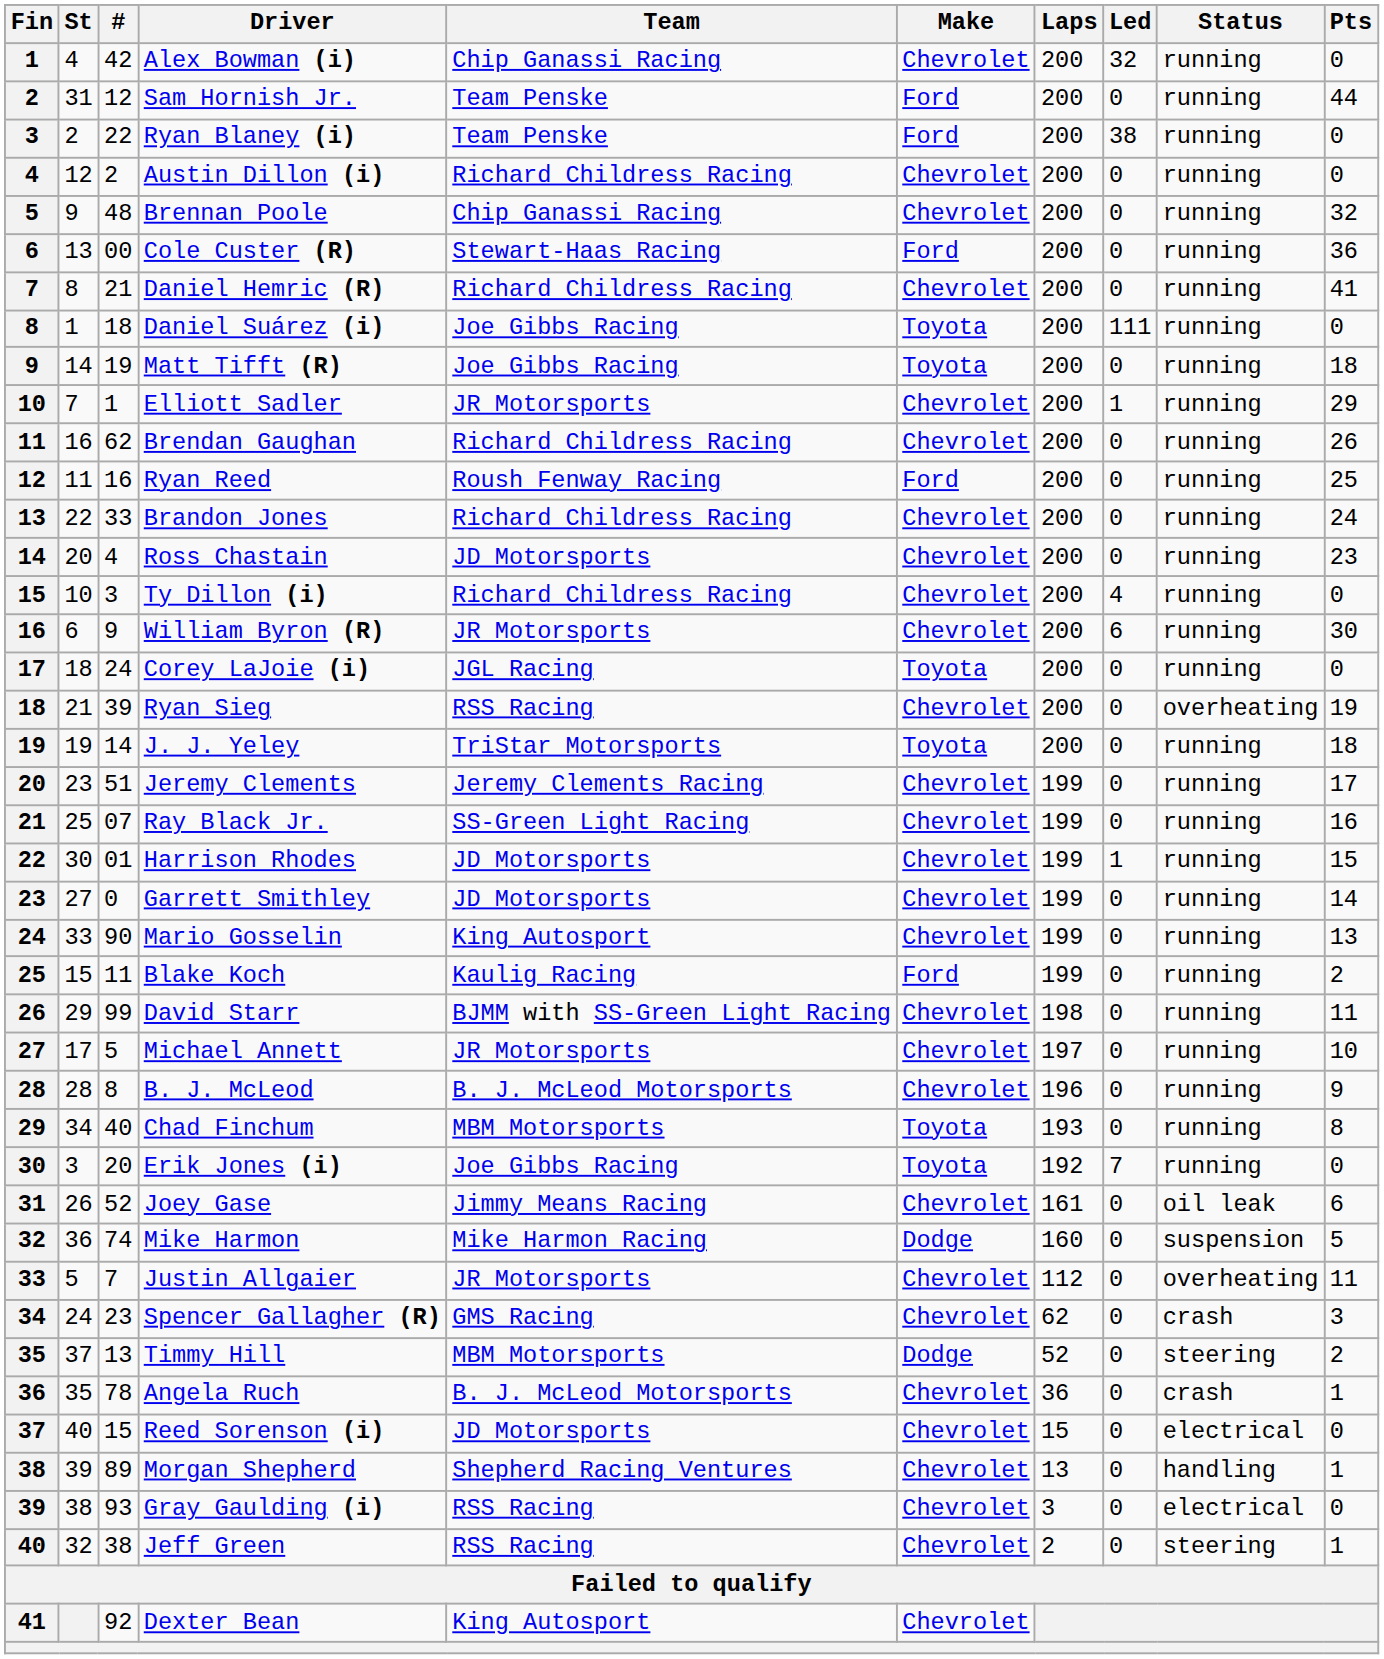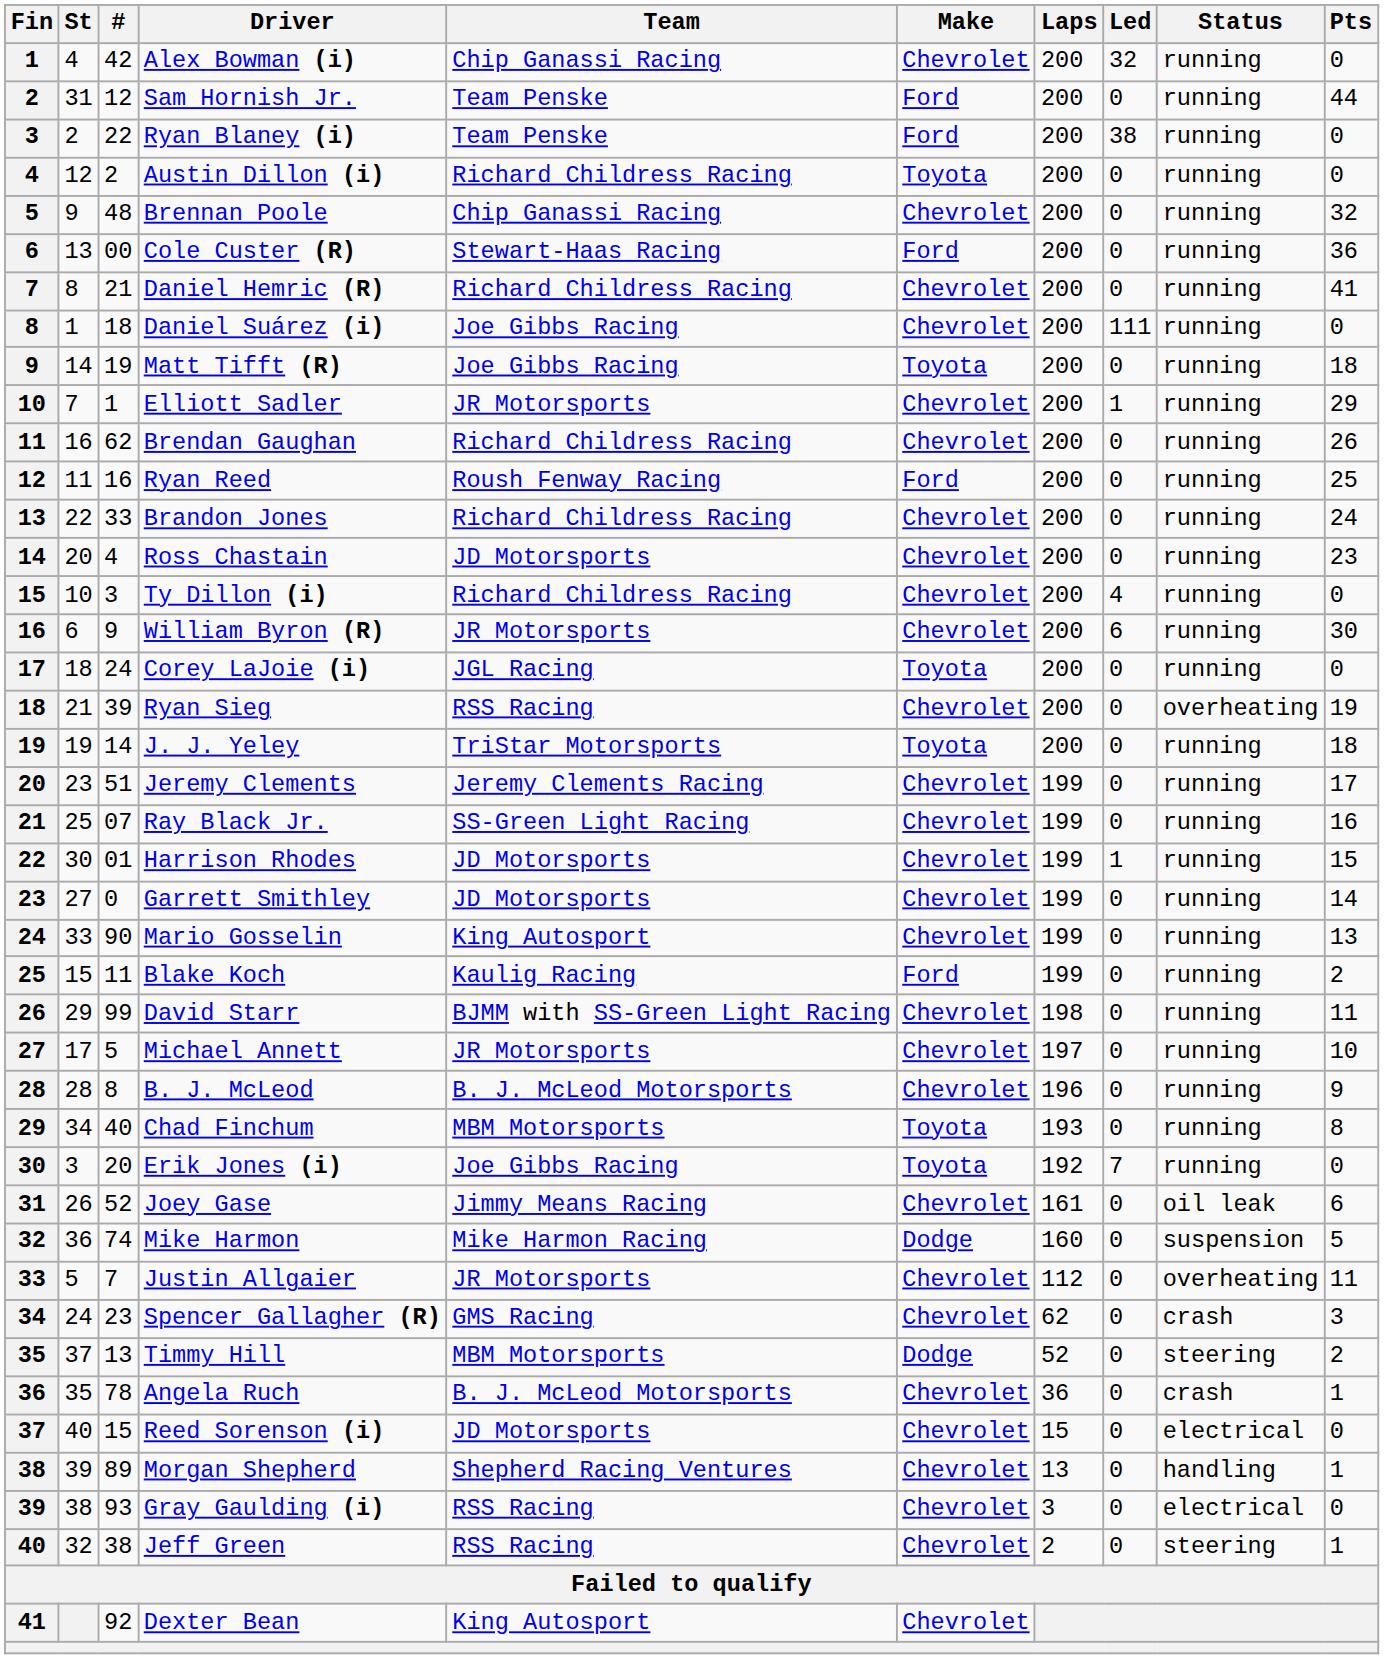(966, 177) Chevrolet -> (945, 177) Toyota
(945, 329) Toyota -> (966, 329) Chevrolet
